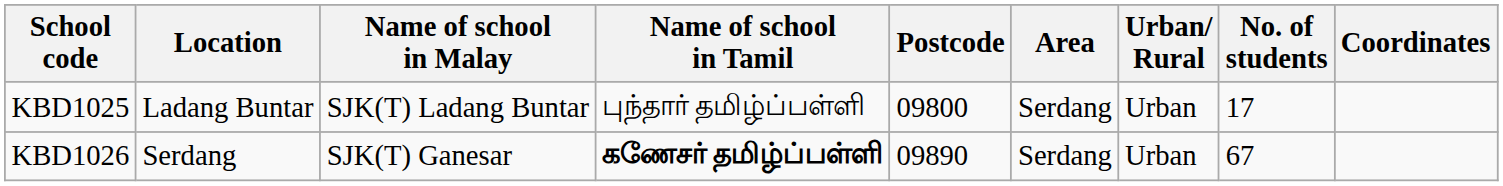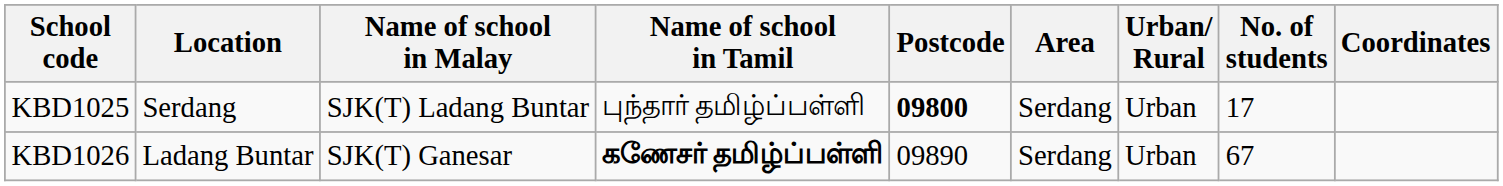(228, 106) Ladang Buntar -> (189, 106) Serdang
(932, 106) normal -> (932, 106) bold
(189, 155) Serdang -> (228, 155) Ladang Buntar
